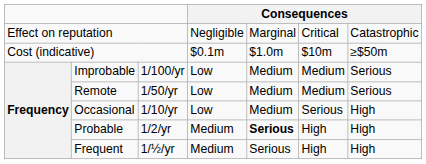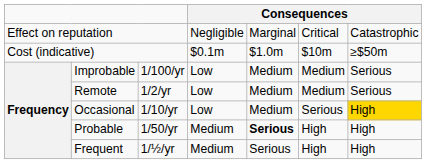(159, 91) 1/50/yr -> (156, 91) 1/2/yr
(363, 110) no background -> (363, 110) gold background
(156, 129) 1/2/yr -> (159, 129) 1/50/yr
